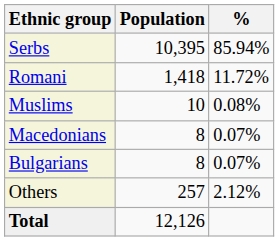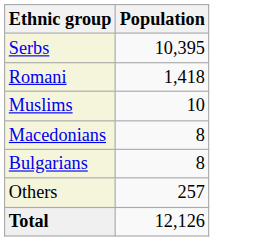- column: (241, 18)
